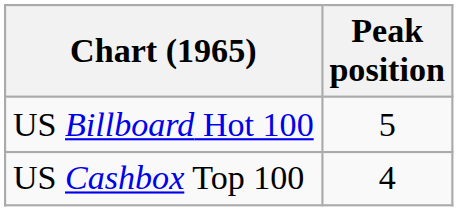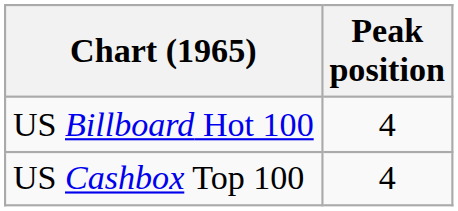(387, 123) 5 -> (387, 123) 4
